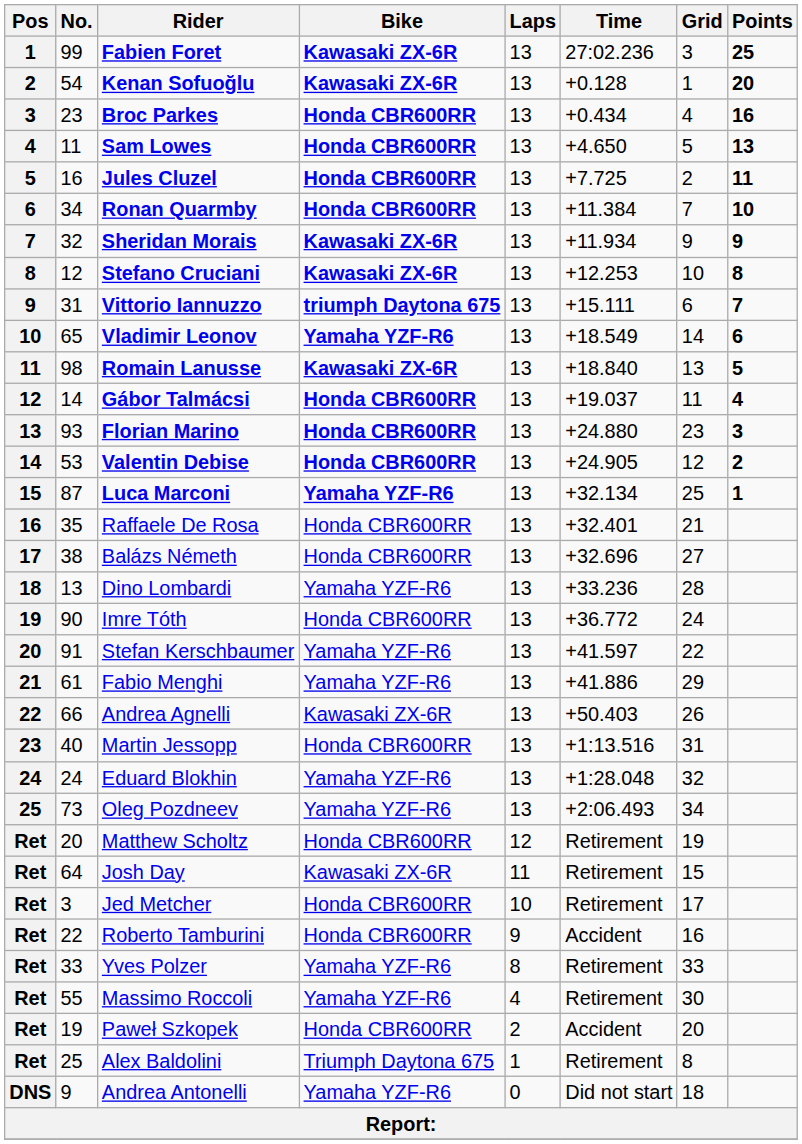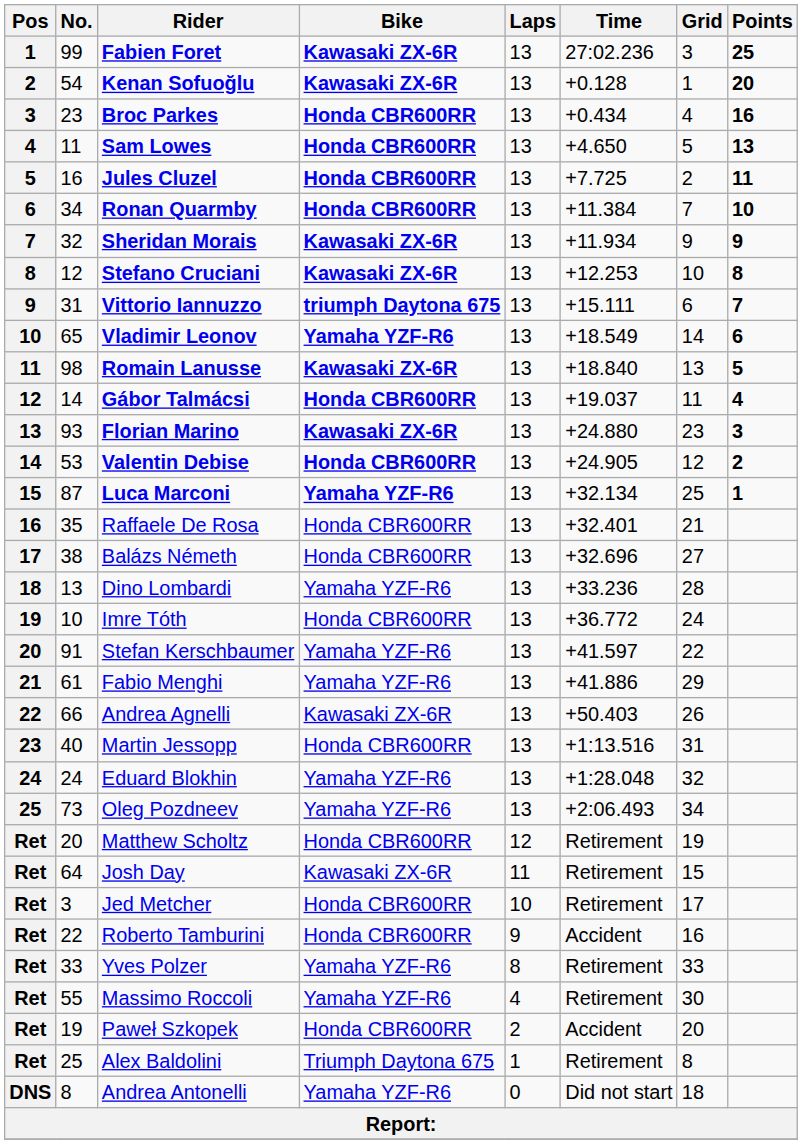(390, 430) Honda CBR600RR -> (380, 430) Kawasaki ZX-6R
(72, 620) 90 -> (72, 620) 10
(66, 1092) 9 -> (66, 1092) 8
